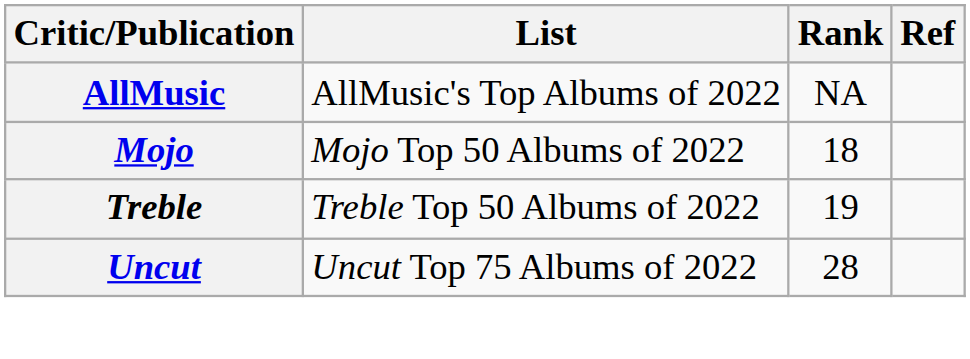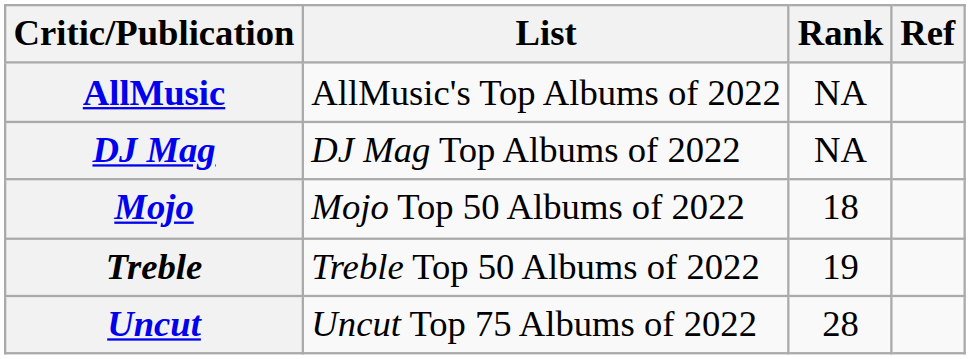+ row: (154, 149)
